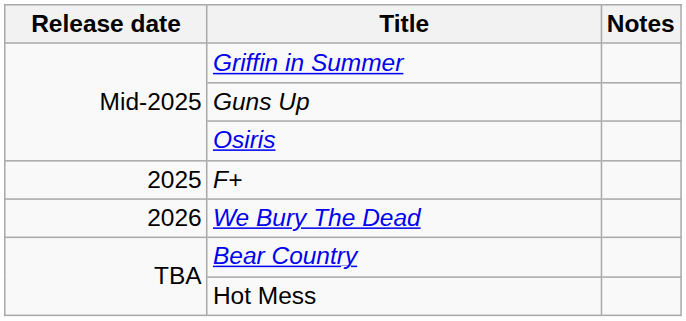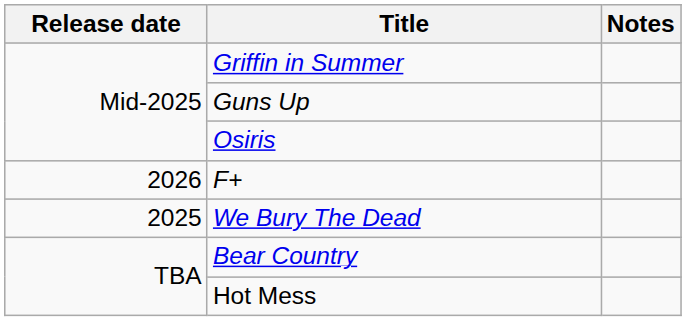(174, 179) 2025 -> (174, 179) 2026
(174, 218) 2026 -> (174, 218) 2025
